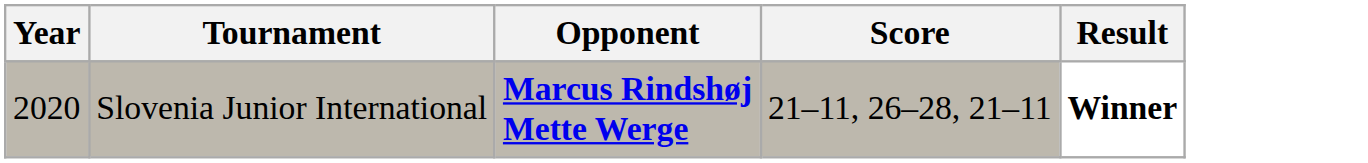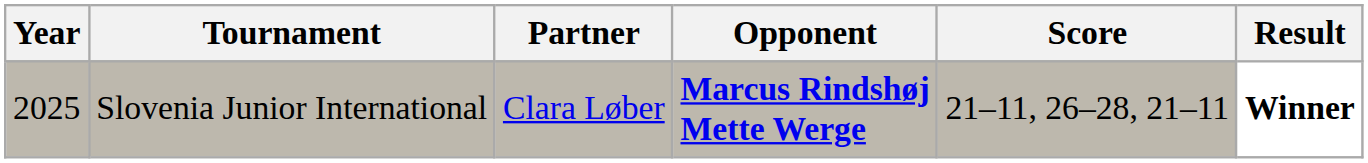+ column: (584, 32)
(47, 108) 2020 -> (47, 108) 2025
